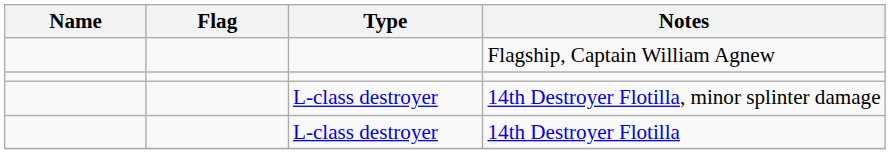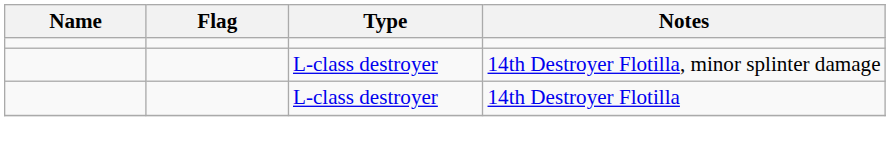- row: (385, 55)
